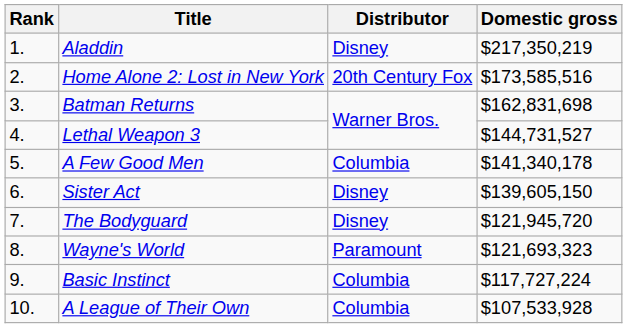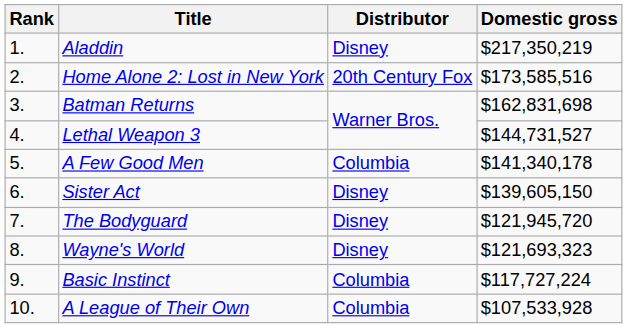(377, 250) Paramount -> (360, 250) Disney
